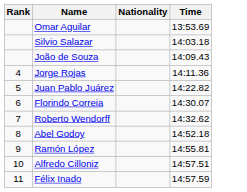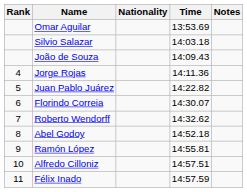+ column: (227, 12)
